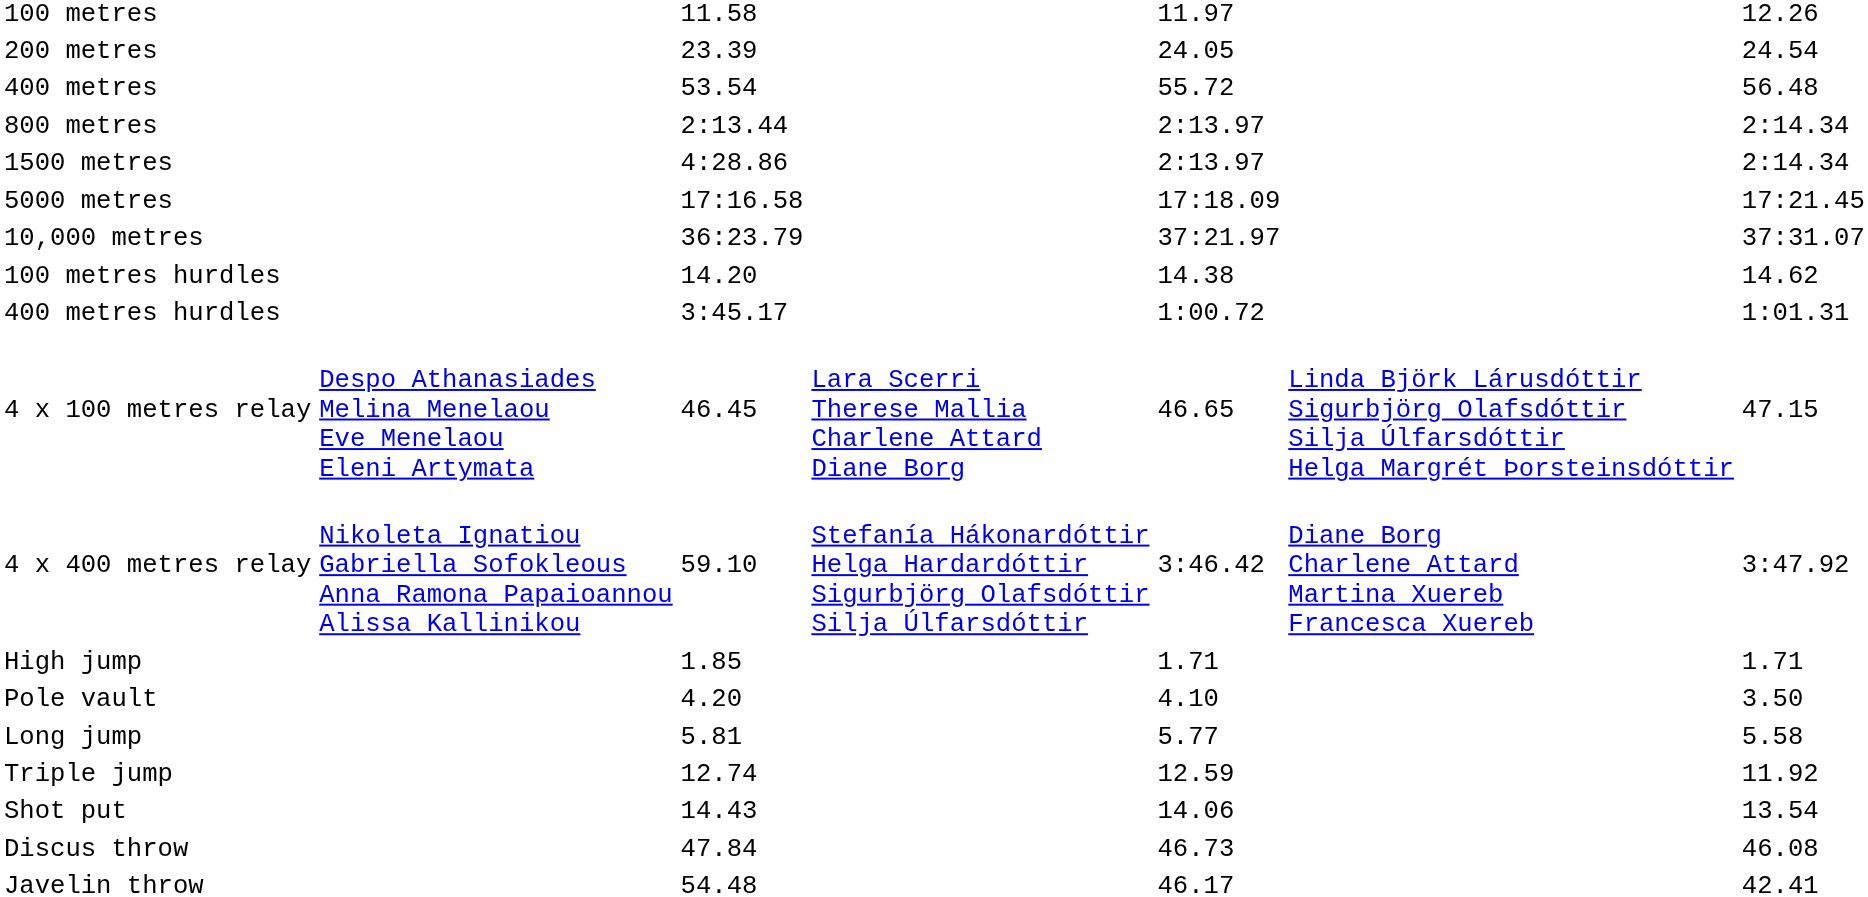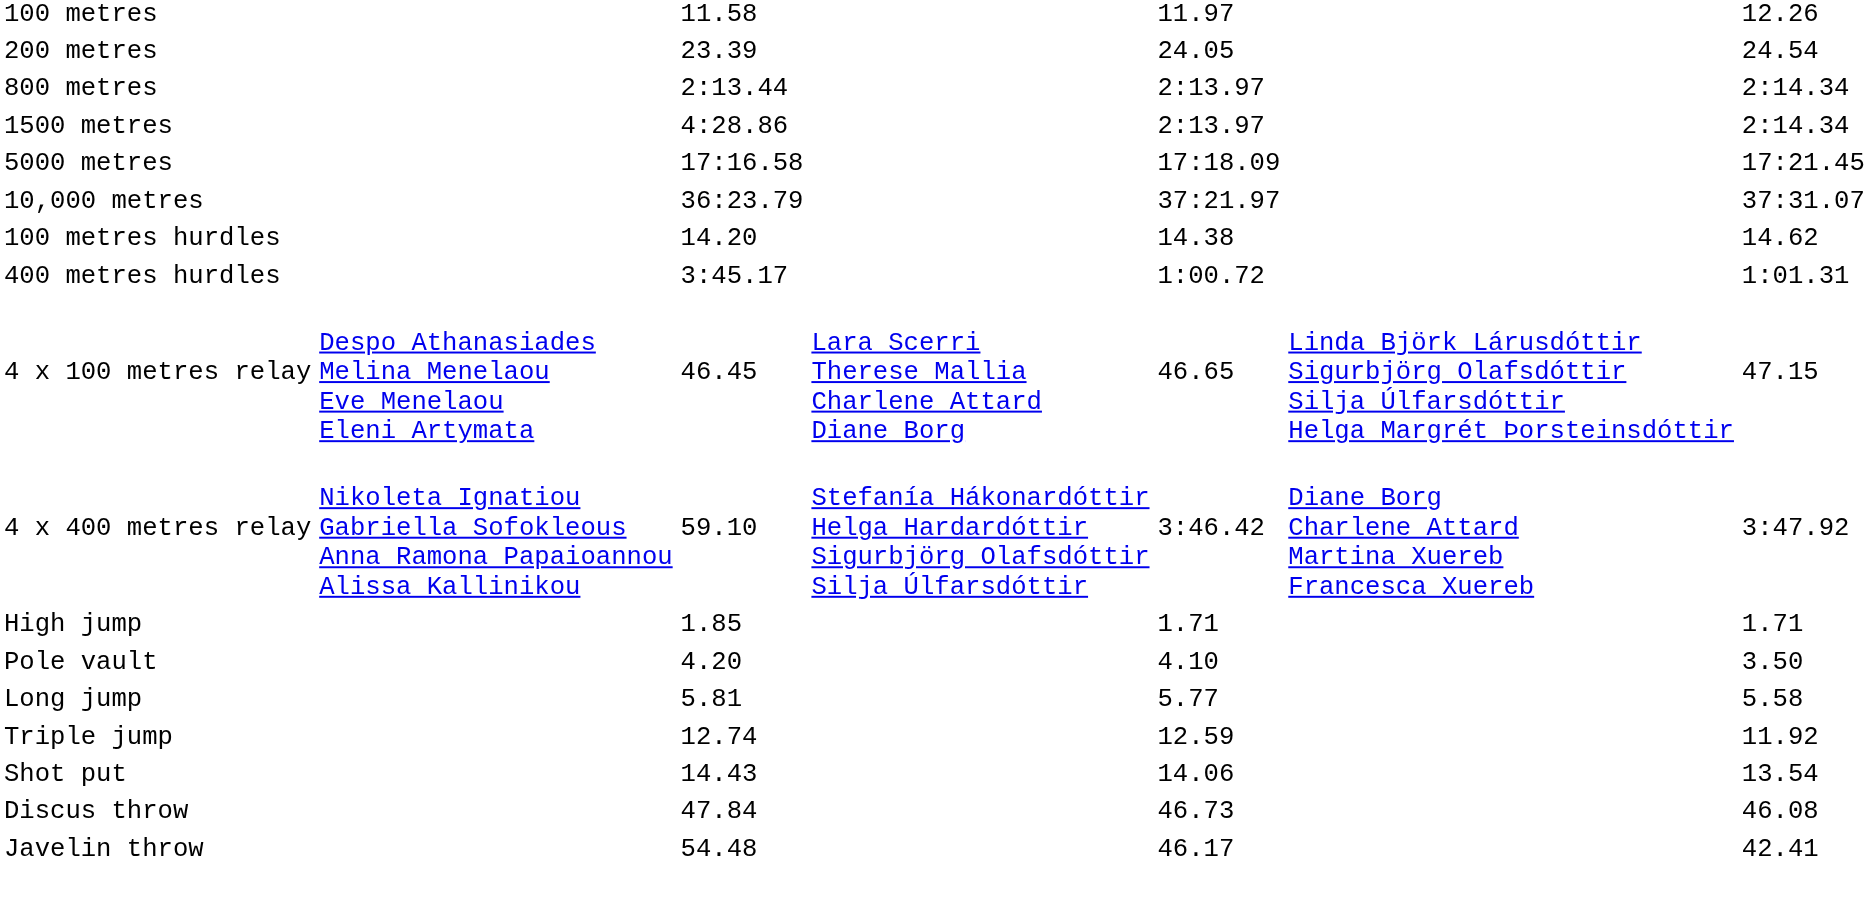- row: (81, 89)
